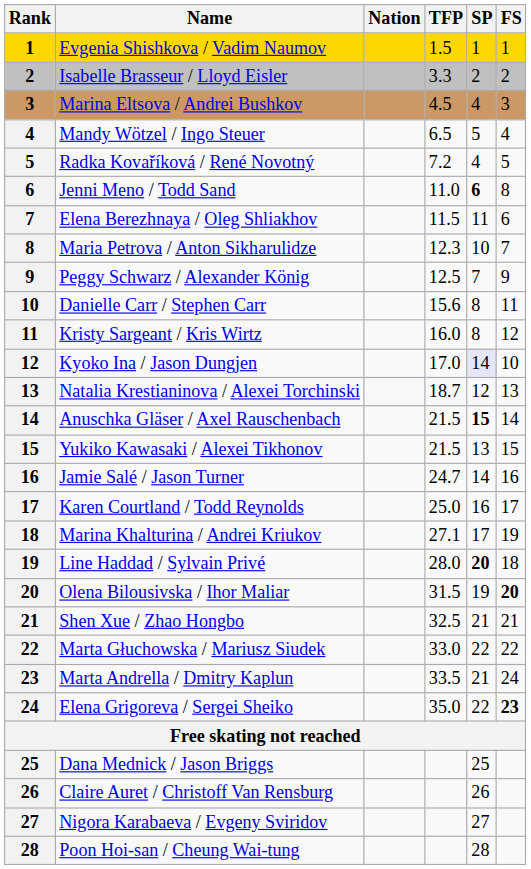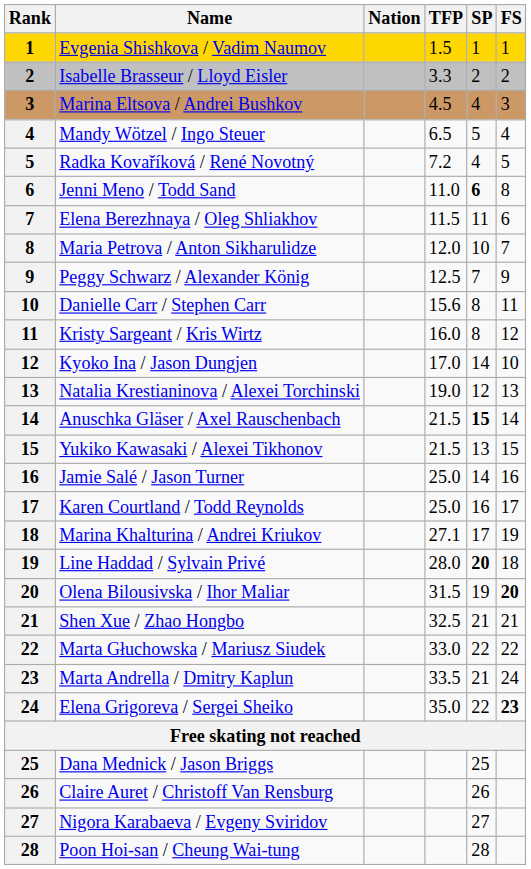(445, 248) 12.3 -> (445, 248) 12.0
(480, 362) lavender background -> (480, 362) no background
(445, 391) 18.7 -> (445, 391) 19.0
(445, 477) 24.7 -> (445, 477) 25.0
